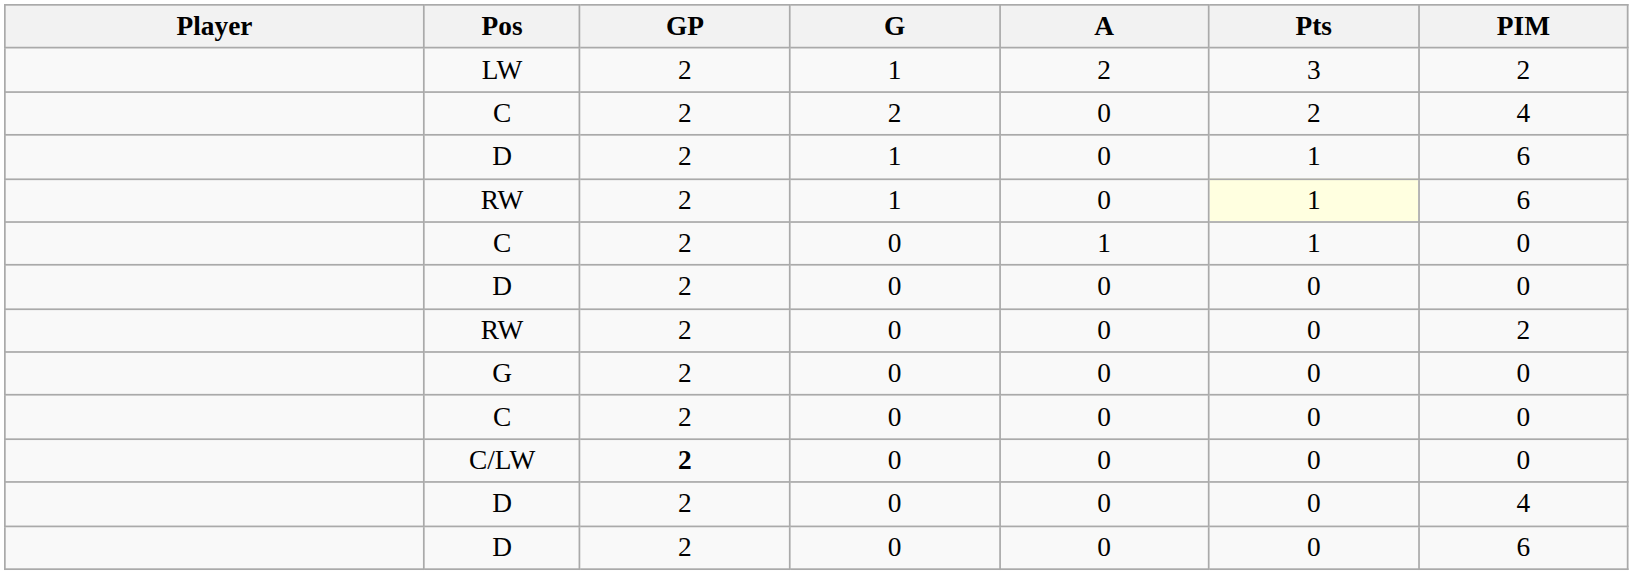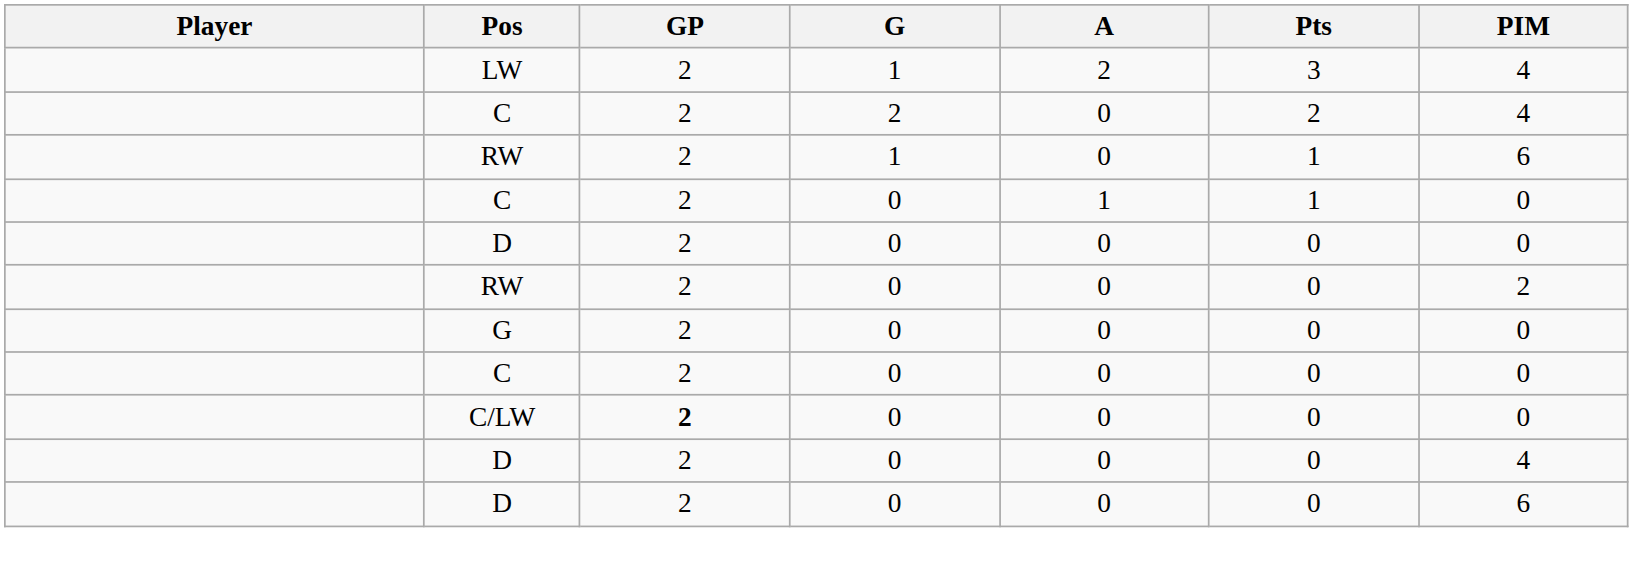(1523, 69) 2 -> (1523, 69) 4
- row: (502, 156)
(1314, 199) lightyellow background -> (1314, 156) no background
